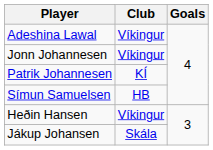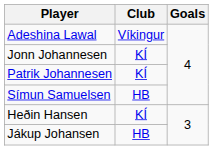(141, 54) Víkingur -> (141, 54) KÍ
(141, 114) Víkingur -> (141, 114) KÍ
(141, 134) Skála -> (141, 134) HB
